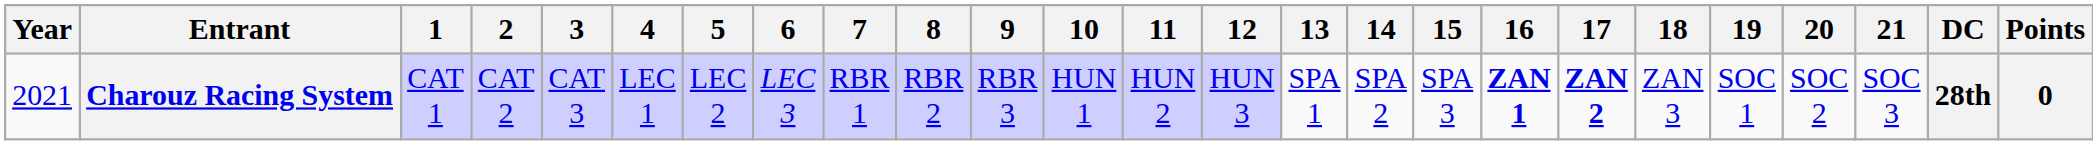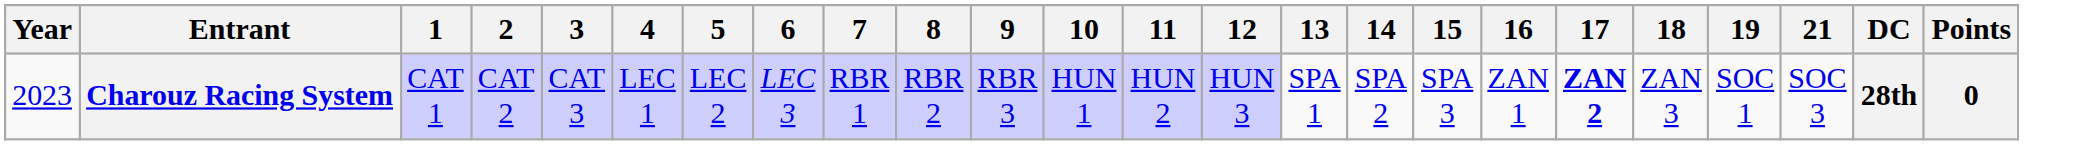- column: (1819, 28)
(42, 95) 2021 -> (42, 95) 2023
(1519, 95) bold -> (1518, 95) normal
